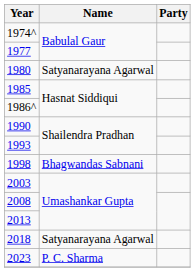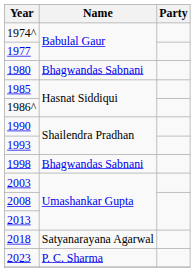(98, 70) Satyanarayana Agarwal -> (93, 70) Bhagwandas Sabnani
